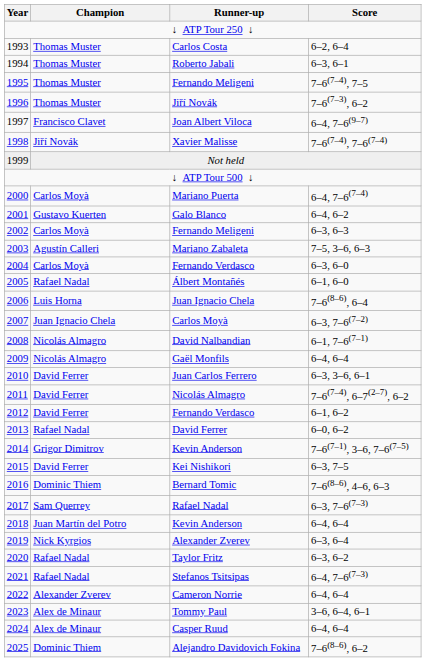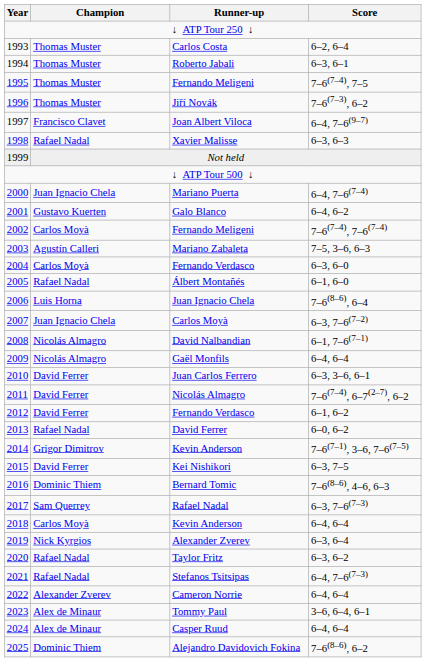(56, 142) Jiří Novák -> (61, 140) Rafael Nadal
(349, 142) 7–6(7–4), 7–6(7–4) -> (330, 140) 6–3, 6–3
(61, 196) Carlos Moyà -> (74, 193) Juan Ignacio Chela
(330, 231) 6–3, 6–3 -> (349, 230) 7–6(7–4), 7–6(7–4)
(80, 523) Juan Martín del Potro -> (61, 523) Carlos Moyà
